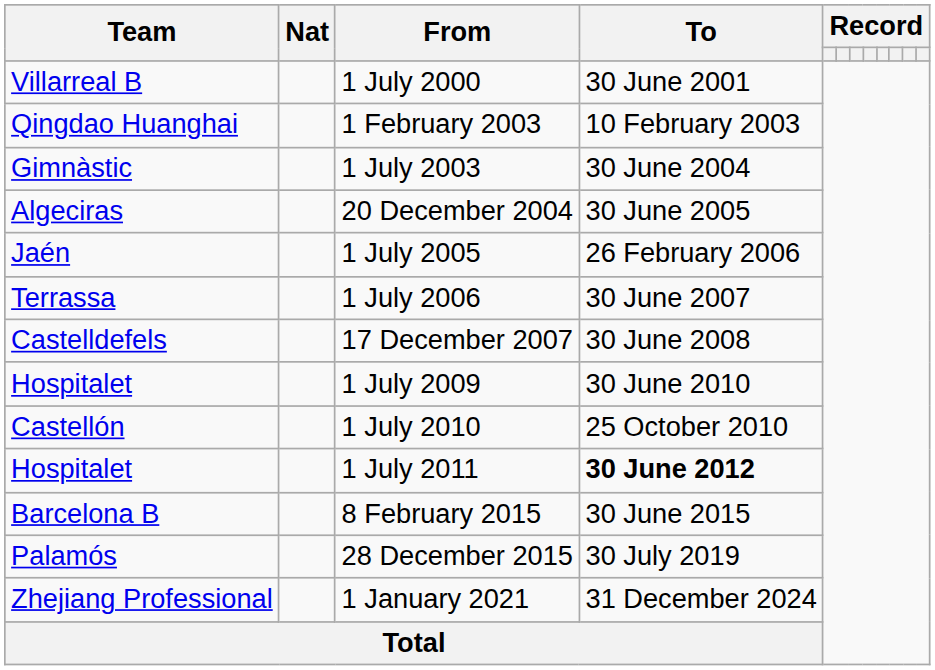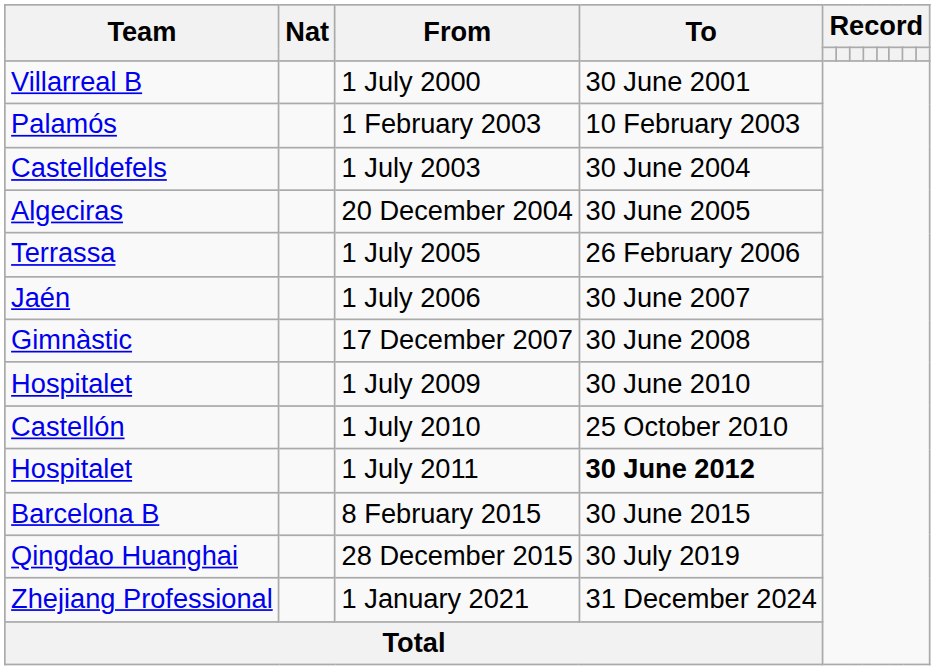(125, 124) Qingdao Huanghai -> (64, 124) Palamós
(72, 168) Gimnàstic -> (89, 168) Castelldefels
(41, 254) Jaén -> (63, 254) Terrassa
(63, 297) Terrassa -> (41, 297) Jaén
(89, 340) Castelldefels -> (72, 340) Gimnàstic
(64, 556) Palamós -> (125, 556) Qingdao Huanghai
